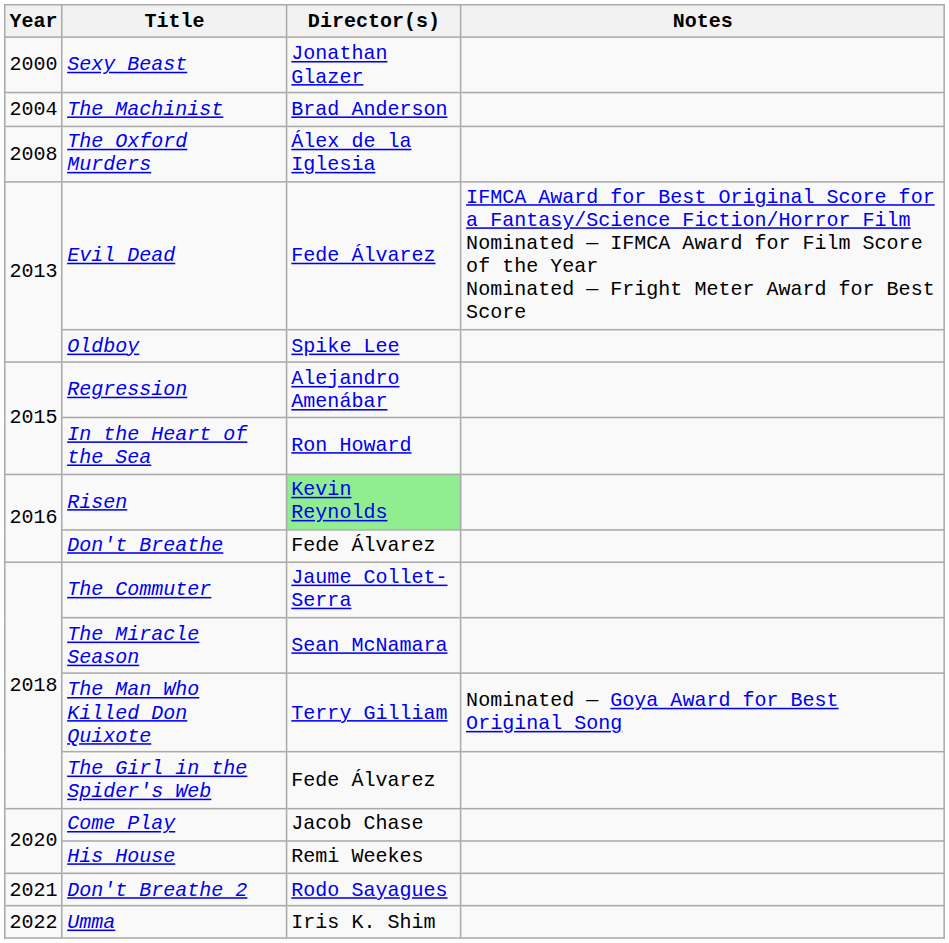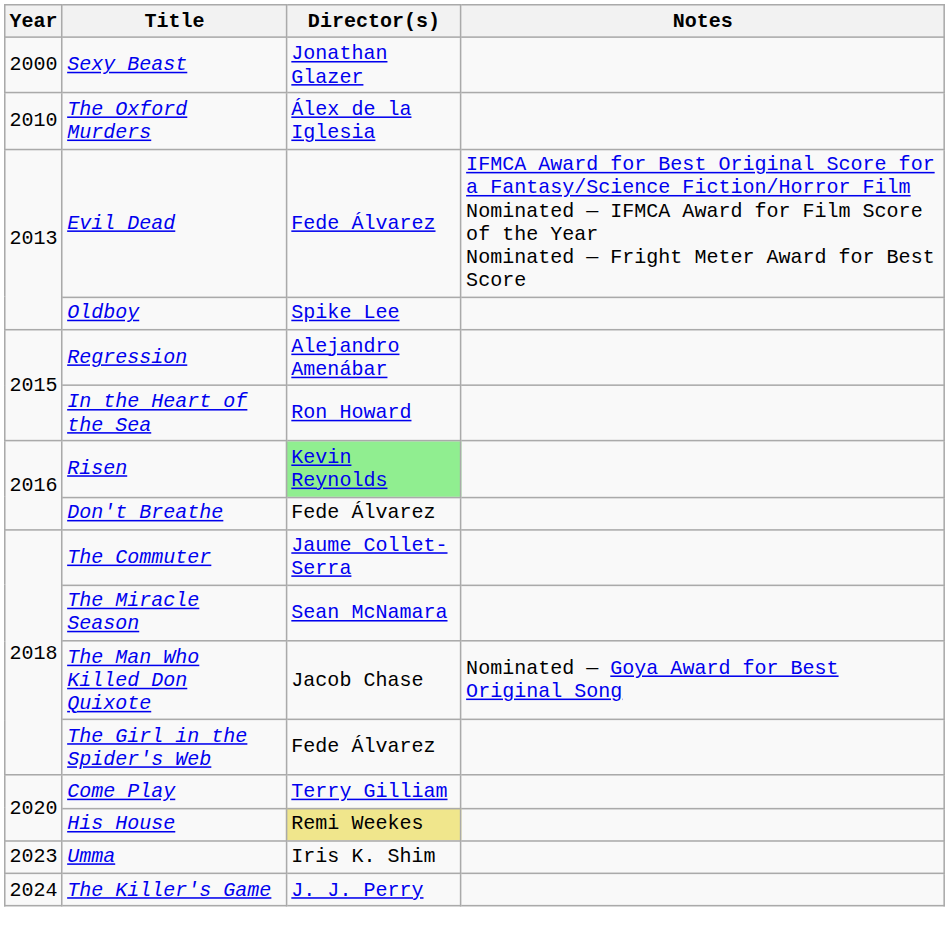- row: (145, 109)
(34, 154) 2008 -> (34, 121) 2010
(369, 713) Terry Gilliam -> (357, 680) Jacob Chase
(357, 824) Jacob Chase -> (369, 792) Terry Gilliam
(357, 857) no background -> (357, 824) khaki background
- row: (157, 890)
(34, 922) 2022 -> (34, 857) 2023
+ row: (169, 890)
